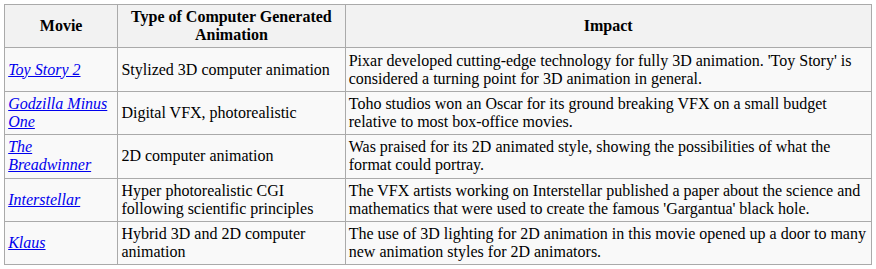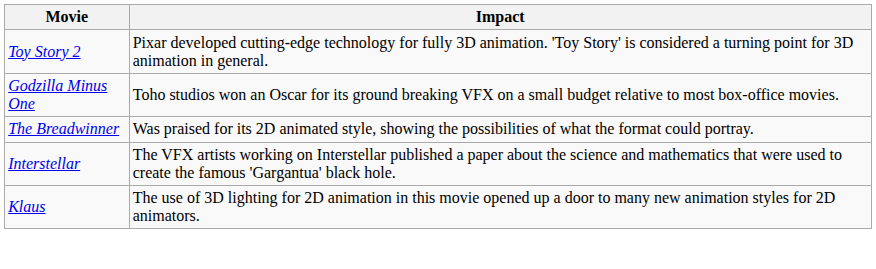- column: (231, 26)
